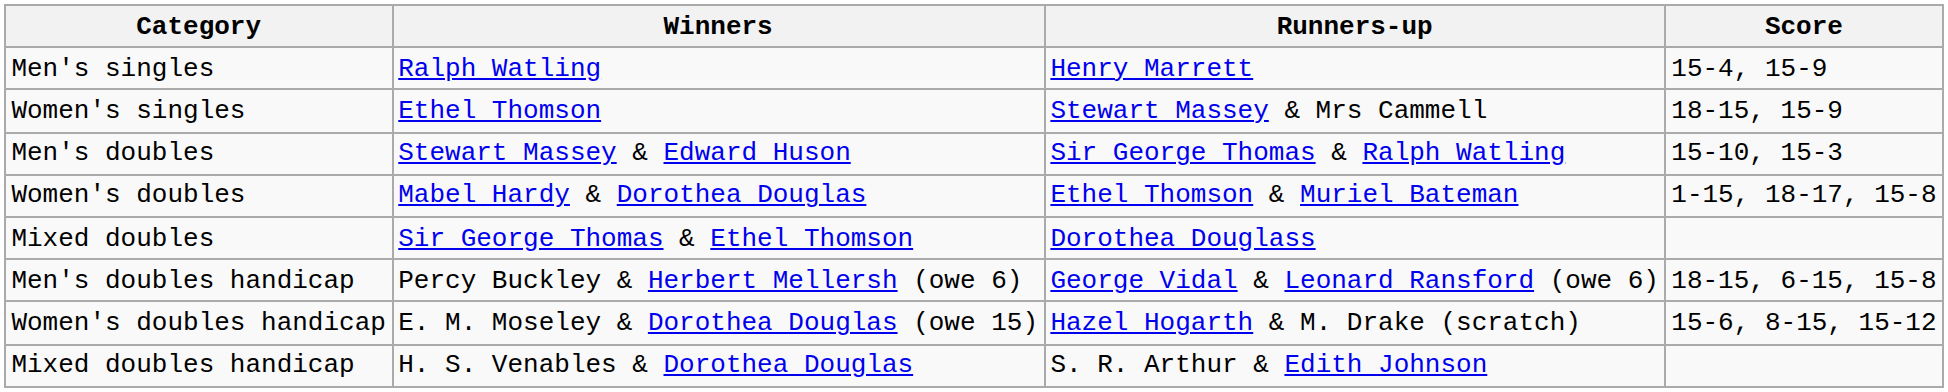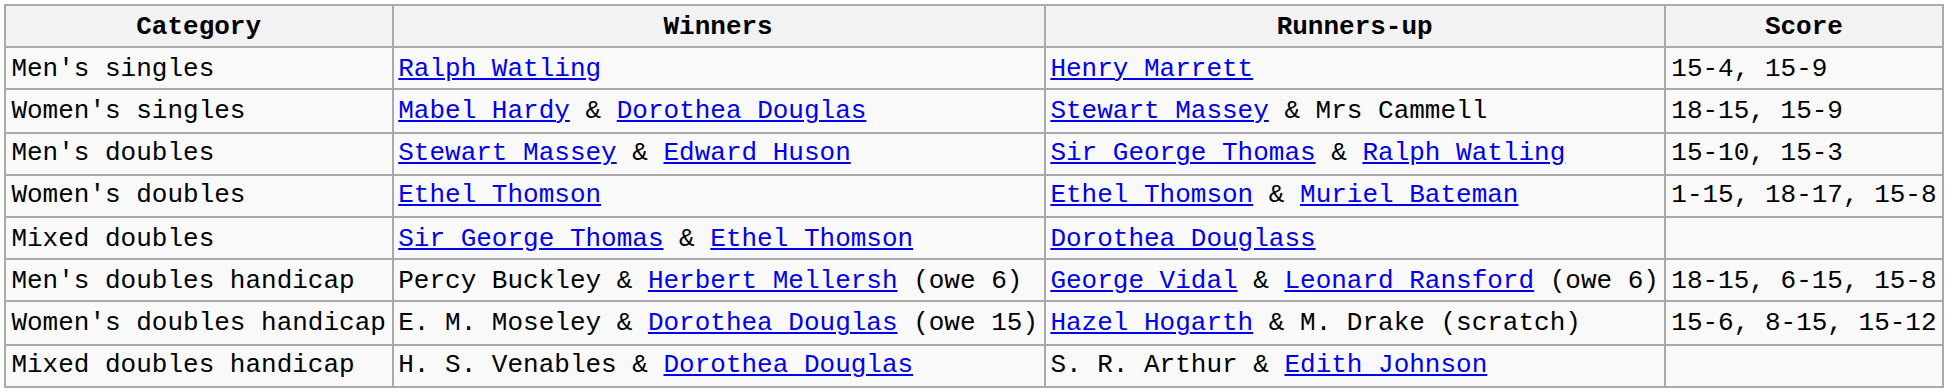(500, 111) Ethel Thomson -> (632, 111) Mabel Hardy & Dorothea Douglas
(632, 196) Mabel Hardy & Dorothea Douglas -> (500, 196) Ethel Thomson
